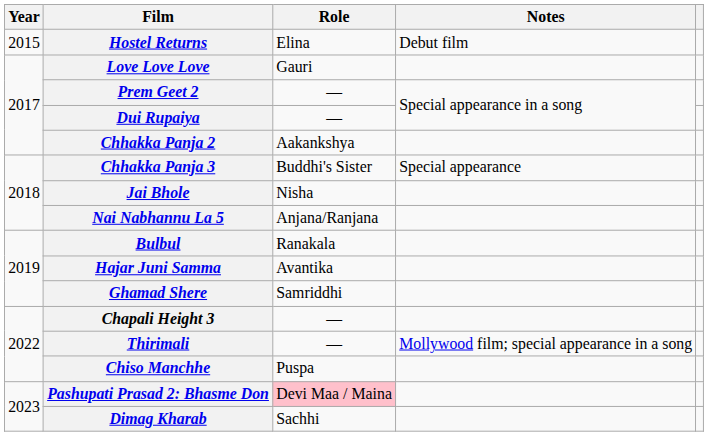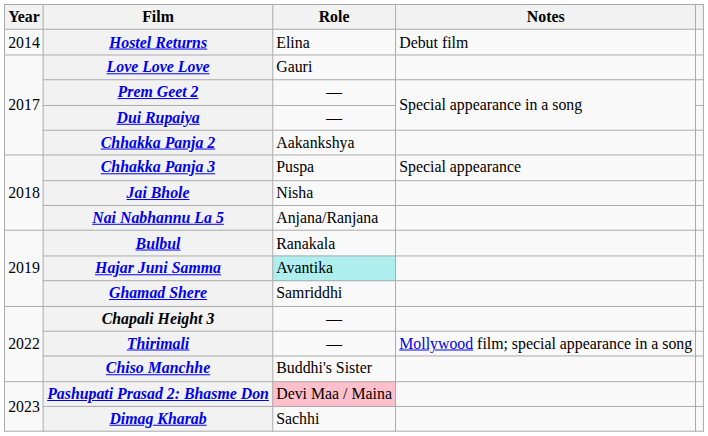(24, 42) 2015 -> (24, 42) 2014
(324, 167) Buddhi's Sister -> (295, 167) Puspa
(305, 268) no background -> (305, 268) paleturquoise background
(295, 368) Puspa -> (324, 368) Buddhi's Sister
